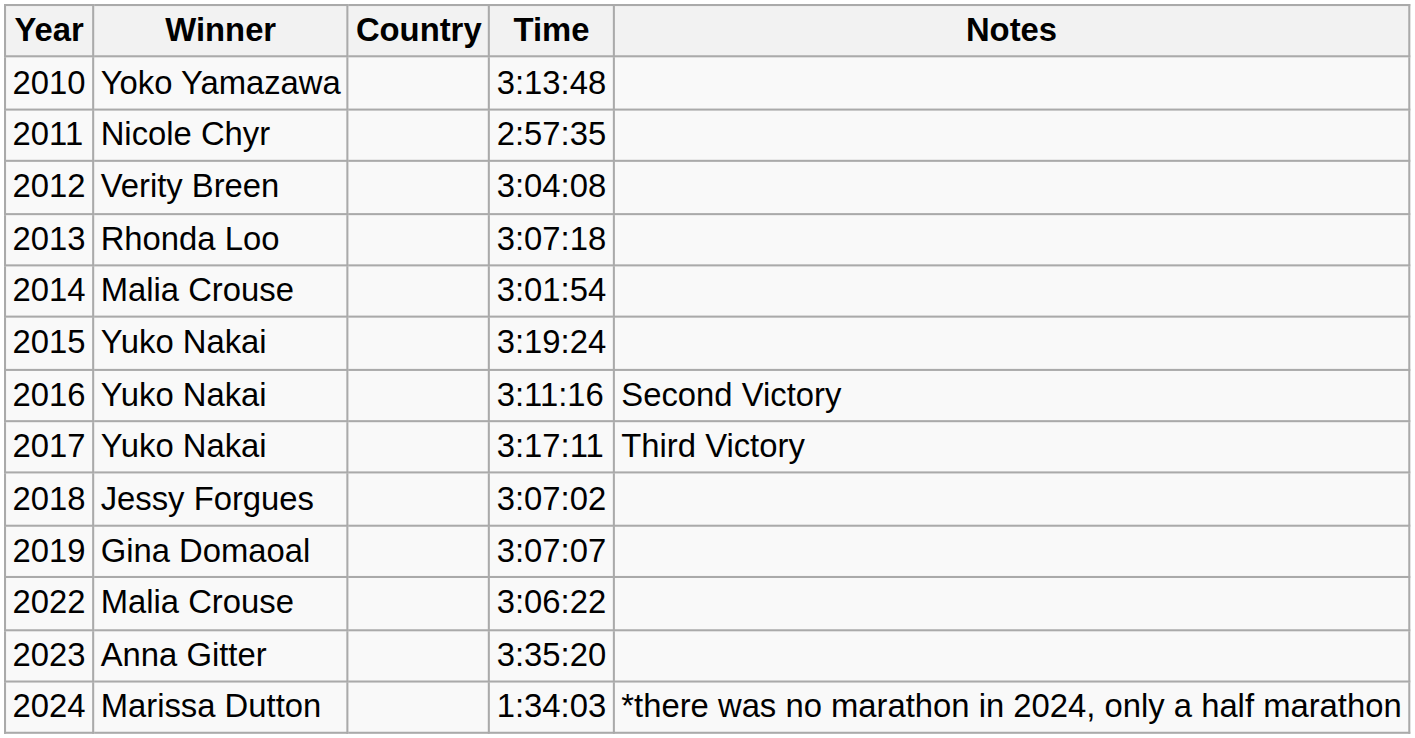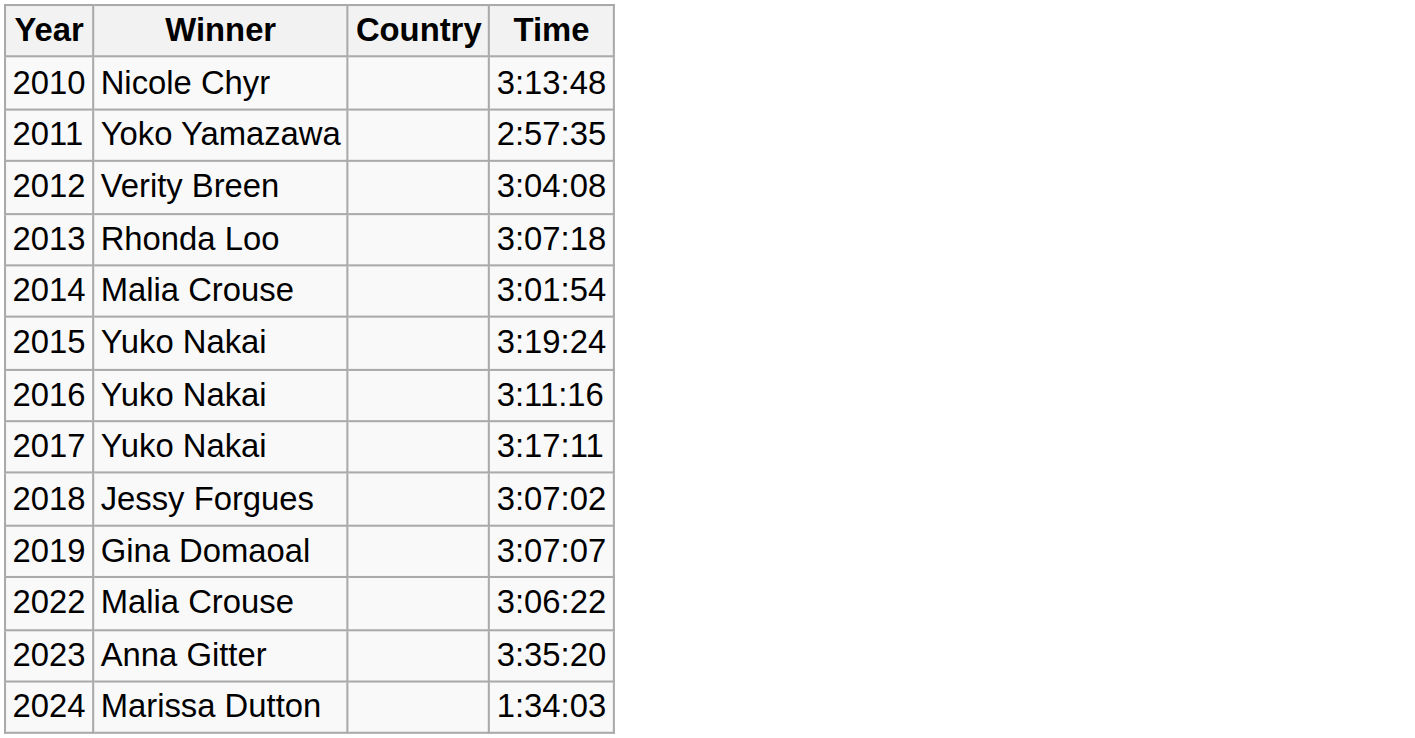- column: (1011, 30)
(221, 82) Yoko Yamazawa -> (185, 82) Nicole Chyr
(185, 134) Nicole Chyr -> (221, 134) Yoko Yamazawa
